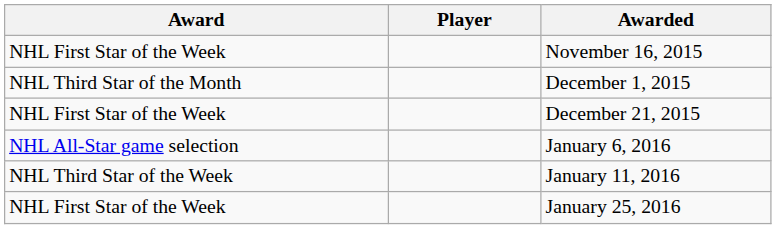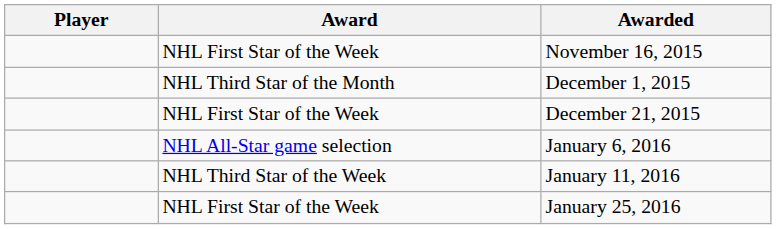columns swapped: (464, 20) <-> (196, 20)
